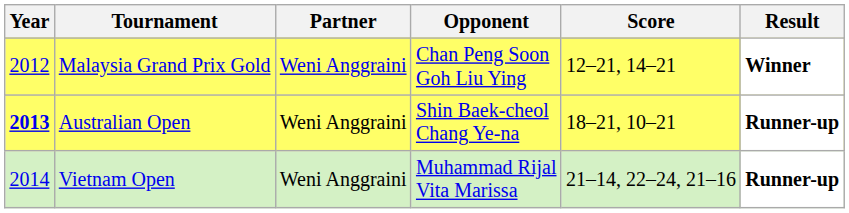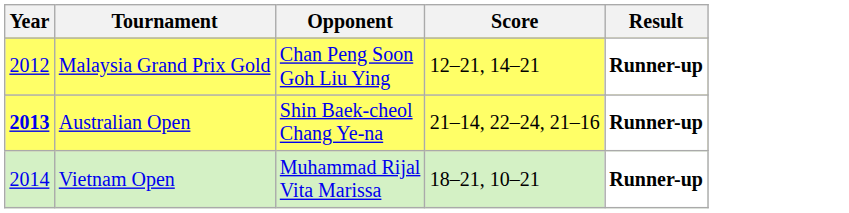- column: (343, 21)
(778, 66) Winner -> (656, 66) Runner-up
(621, 122) 18–21, 10–21 -> (515, 122) 21–14, 22–24, 21–16
(651, 179) 21–14, 22–24, 21–16 -> (485, 179) 18–21, 10–21
